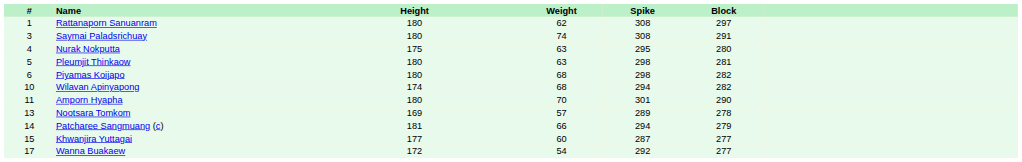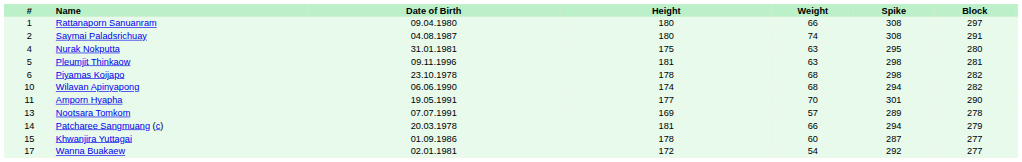+ column: (434, 10)
(562, 23) 62 -> (813, 23) 66
(29, 36) 3 -> (29, 36) 2
(415, 62) 180 -> (666, 62) 181
(415, 74) 180 -> (666, 74) 178
(415, 100) 180 -> (666, 100) 177
(415, 138) 177 -> (666, 138) 178
